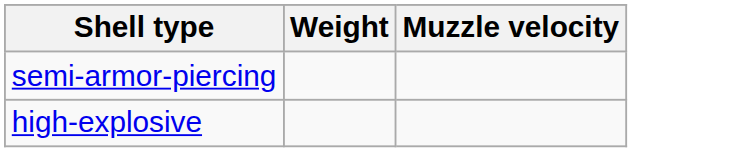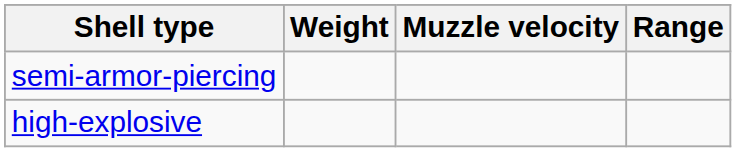+ column: (678, 28)
